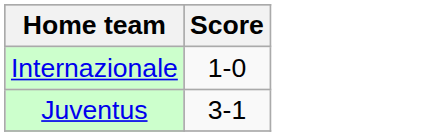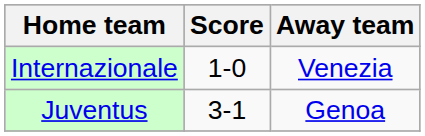+ column: (345, 25)
